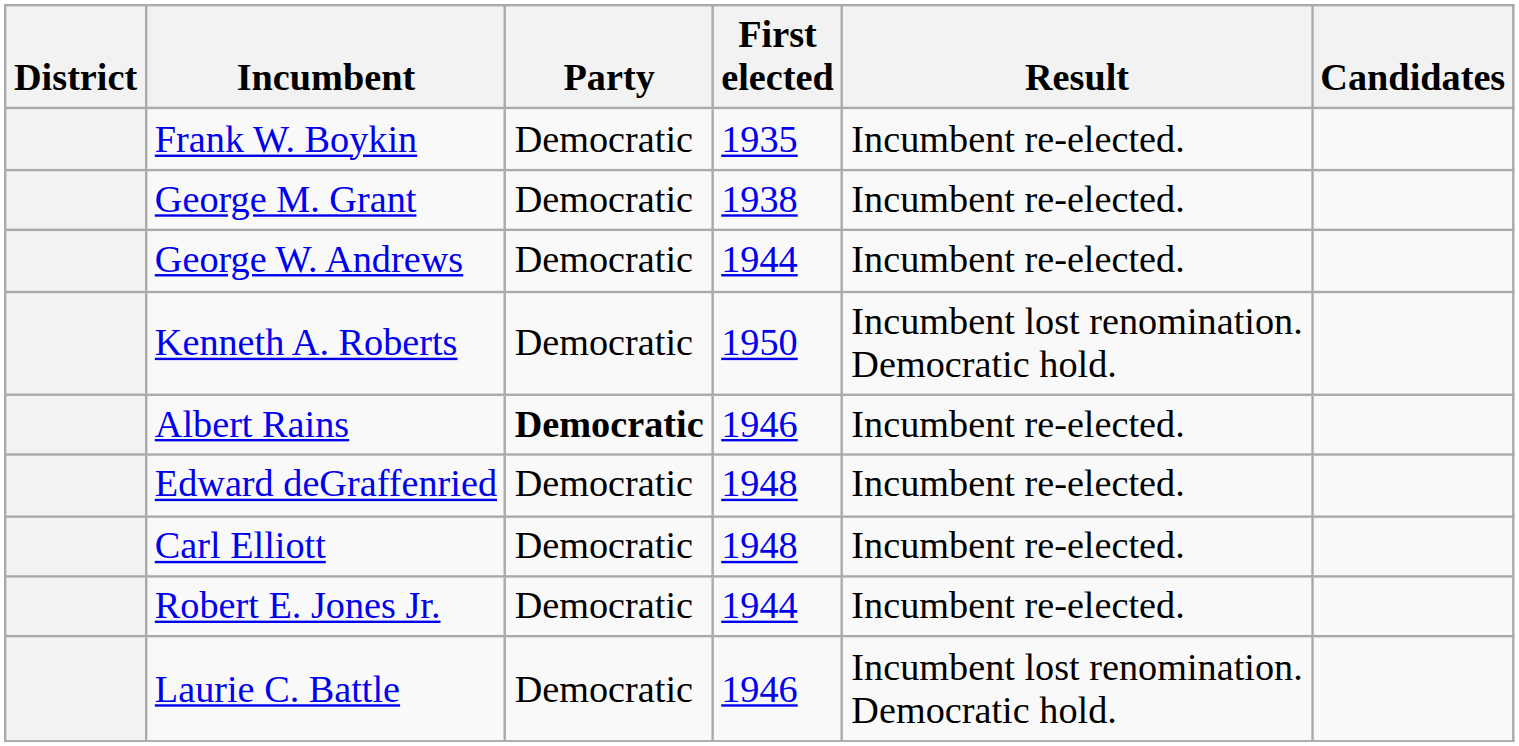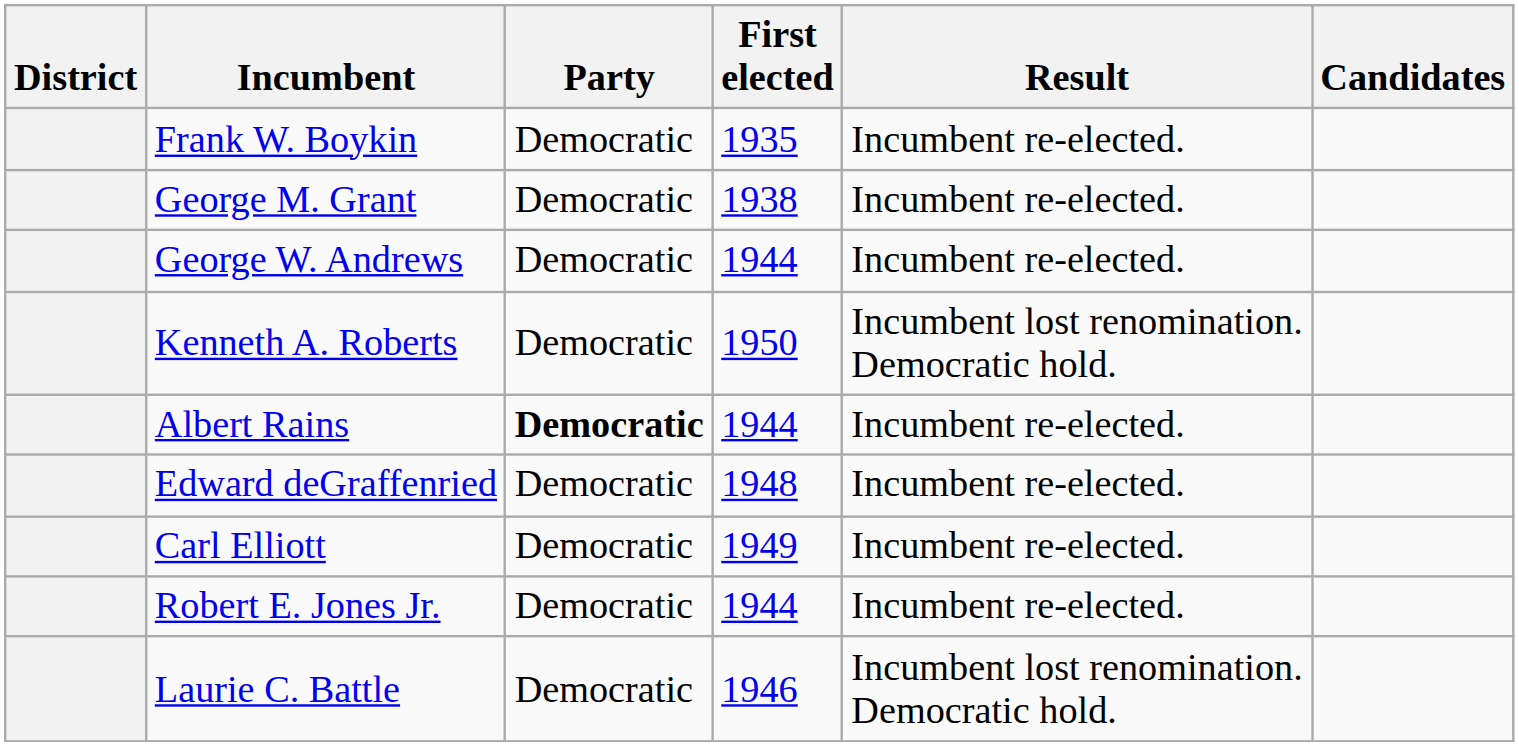(759, 424) 1946 -> (759, 424) 1944
(759, 545) 1948 -> (759, 545) 1949
